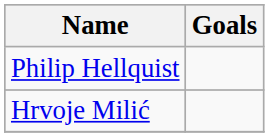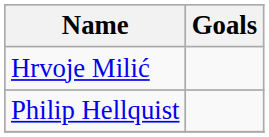rows swapped: (95, 68) <-> (80, 110)
